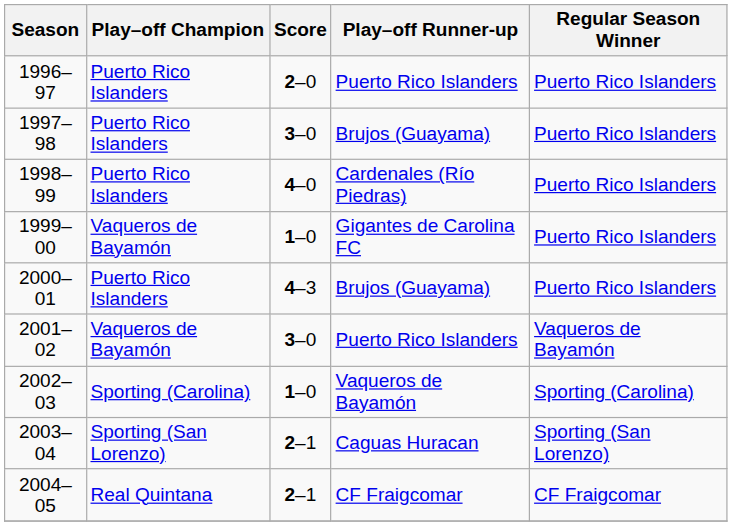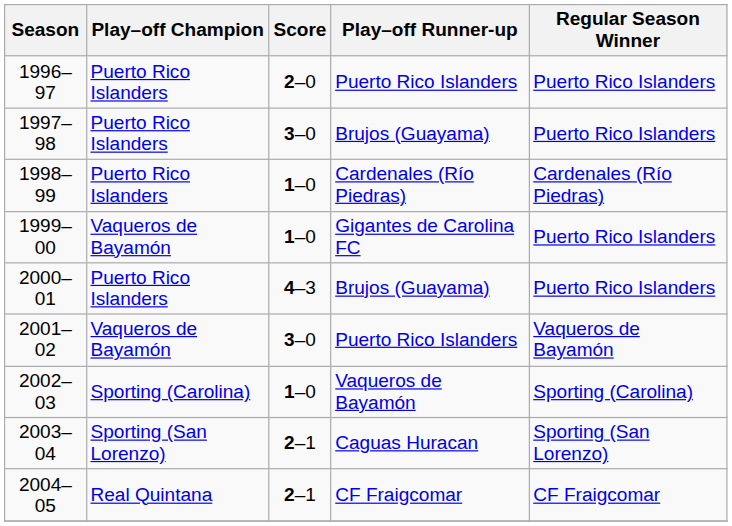(300, 185) 4–0 -> (300, 185) 1–0
(625, 185) Puerto Rico Islanders -> (603, 185) Cardenales (Río Piedras)
